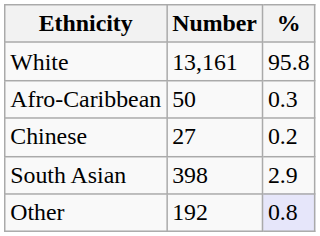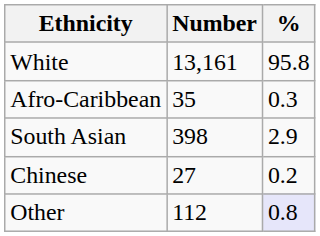(184, 99) 50 -> (184, 99) 35
rows swapped: (68, 174) <-> (49, 136)
(190, 212) 192 -> (190, 212) 112
